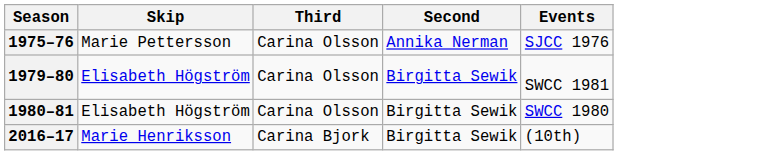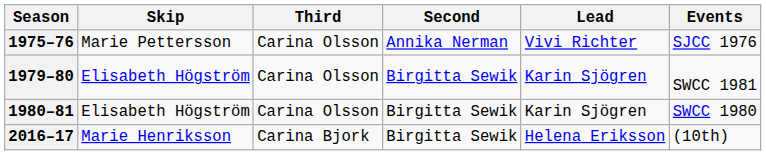+ column: (595, 17)
